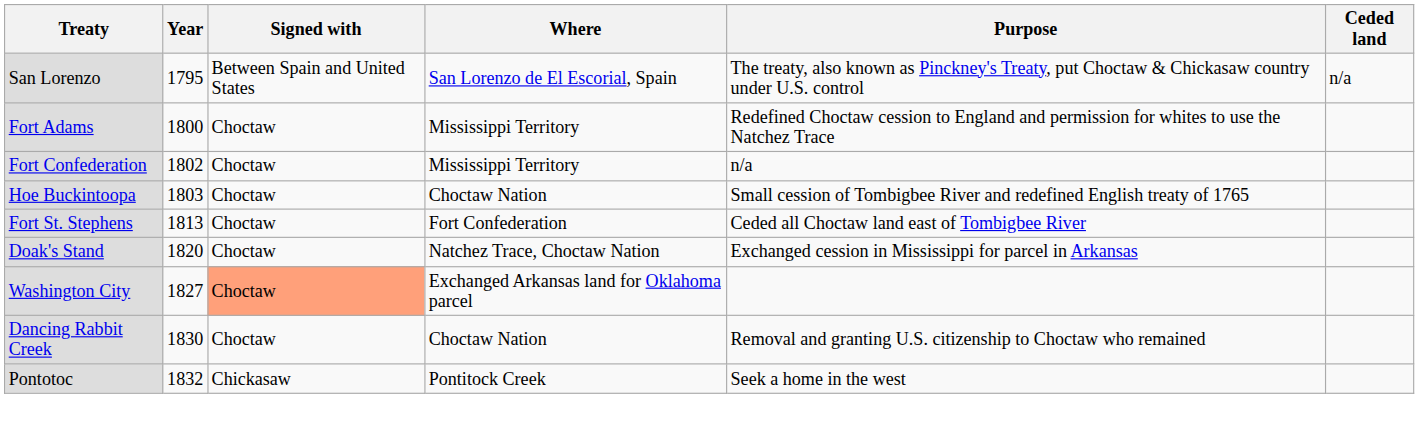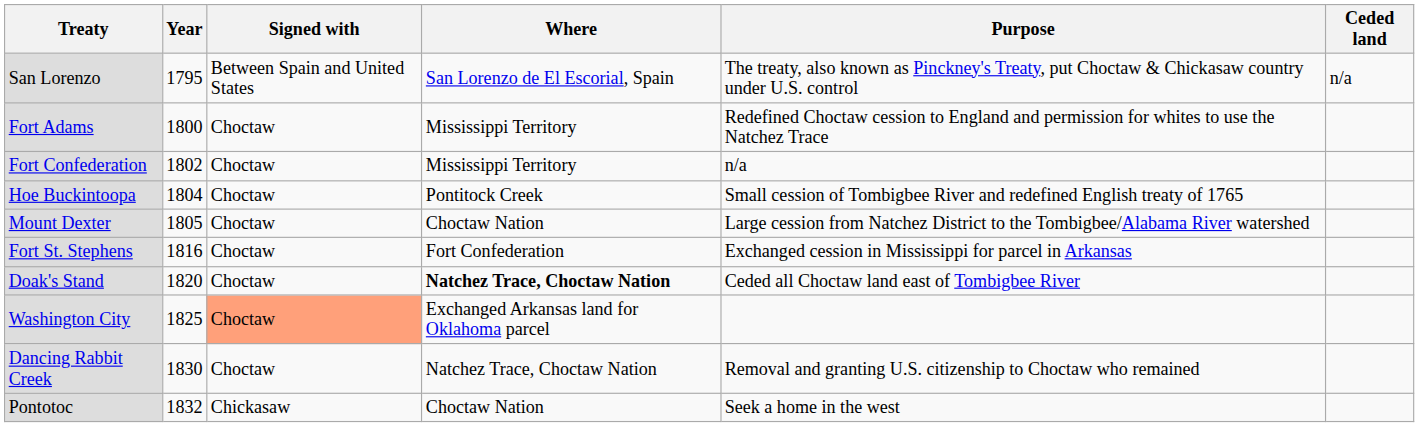(185, 194) 1803 -> (184, 194) 1804
(488, 194) Choctaw Nation -> (484, 194) Pontitock Creek
+ row: (60, 223)
(185, 223) 1813 -> (184, 251) 1816
(908, 223) Ceded all Choctaw land east of Tombigbee River -> (928, 251) Exchanged cession in Mississippi for parcel in Arkansas
(544, 251) normal -> (548, 280) bold
(934, 251) Exchanged cession in Mississippi for parcel in Arkansas -> (902, 280) Ceded all Choctaw land east of Tombigbee River
(185, 290) 1827 -> (184, 319) 1825
(488, 339) Choctaw Nation -> (541, 368) Natchez Trace, Choctaw Nation
(487, 378) Pontitock Creek -> (485, 407) Choctaw Nation
